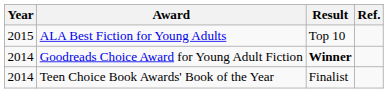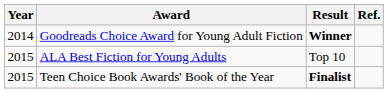rows swapped: (171, 56) <-> (133, 35)
(21, 77) 2014 -> (21, 77) 2015
(328, 77) normal -> (330, 77) bold
